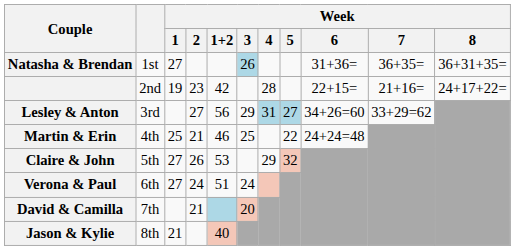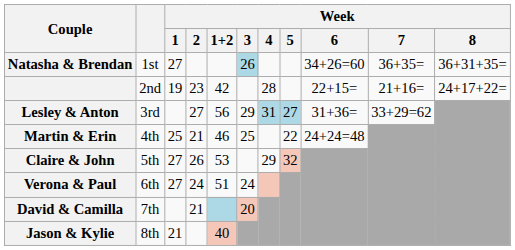(334, 64) 31+36= -> (334, 64) 34+26=60
(334, 112) 34+26=60 -> (334, 112) 31+36=
